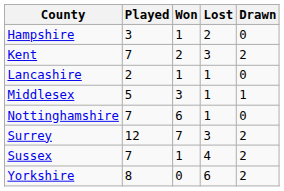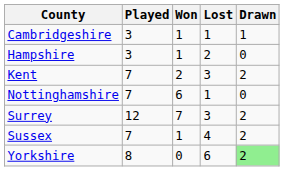+ row: (59, 35)
- row: (45, 75)
- row: (41, 95)
(243, 176) no background -> (243, 155) lightgreen background
